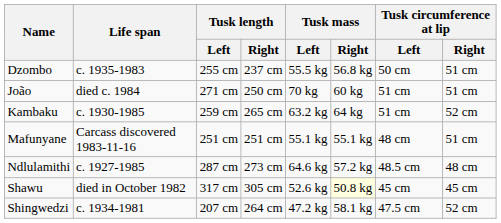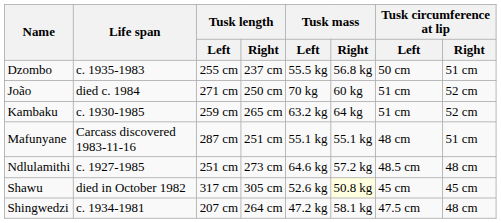(462, 91) 51 cm -> (462, 91) 52 cm
(219, 139) 251 cm -> (219, 139) 287 cm
(219, 167) 287 cm -> (219, 167) 251 cm
(462, 208) 52 cm -> (462, 208) 48 cm
